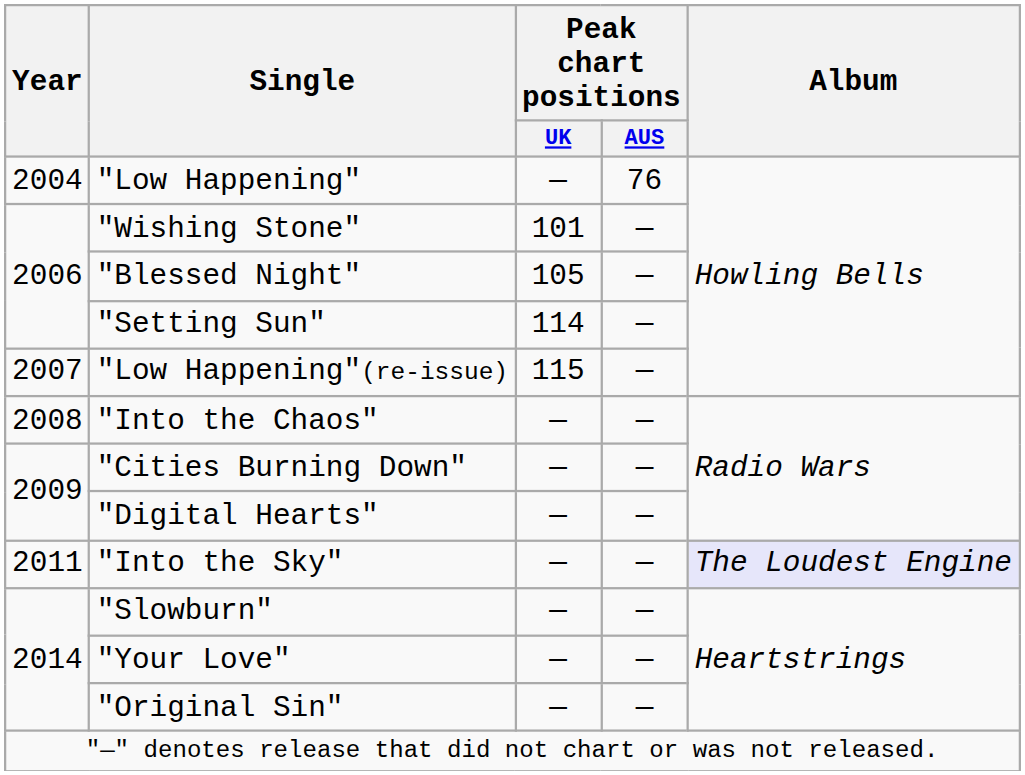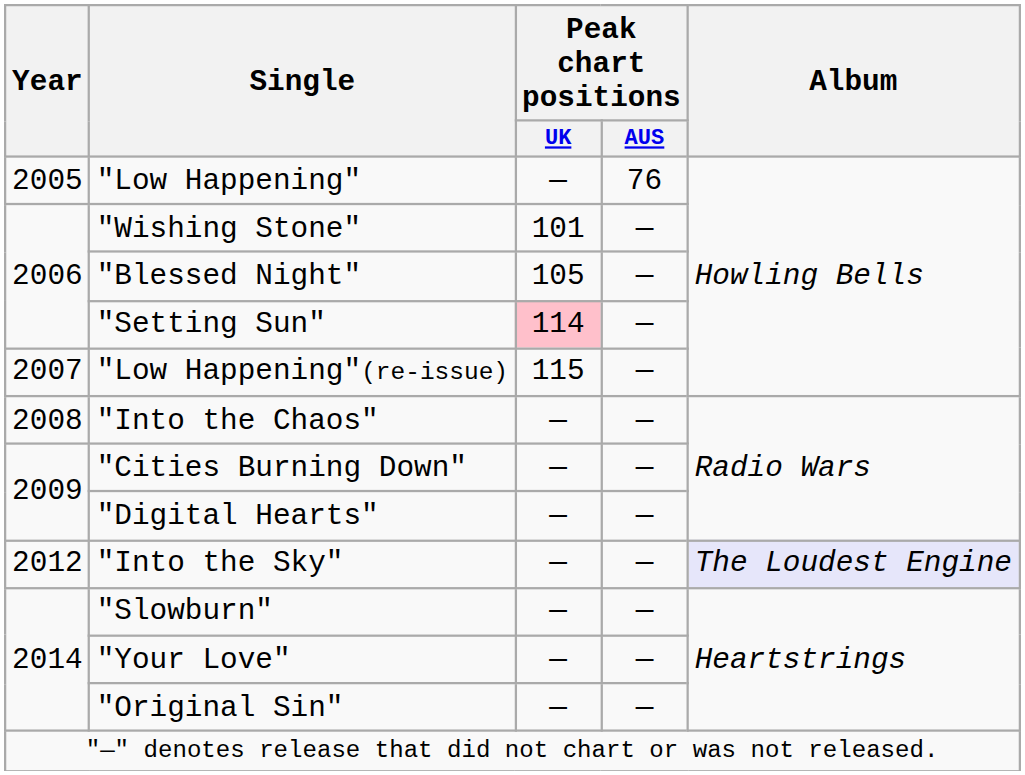(47, 181) 2004 -> (47, 181) 2005
(558, 324) no background -> (558, 324) pink background
(47, 564) 2011 -> (47, 564) 2012
